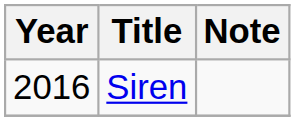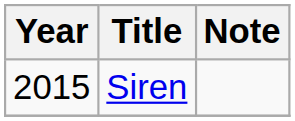(52, 87) 2016 -> (52, 87) 2015
